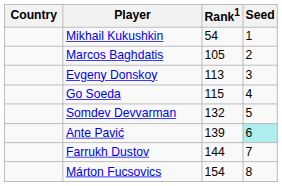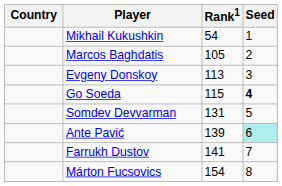(249, 94) normal -> (249, 94) bold
(215, 113) 132 -> (215, 113) 131
(215, 152) 144 -> (215, 152) 141
